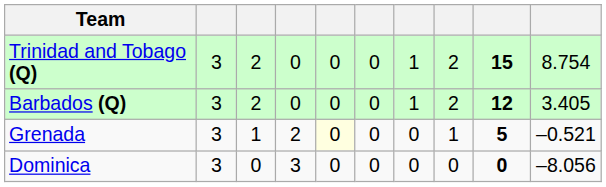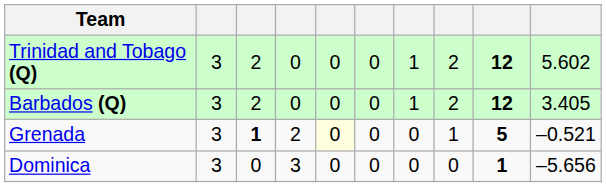(502, 61) 15 -> (502, 61) 12
(566, 61) 8.754 -> (566, 61) 5.602
(256, 134) normal -> (256, 134) bold
(502, 165) 0 -> (502, 165) 1
(566, 165) –8.056 -> (566, 165) –5.656
